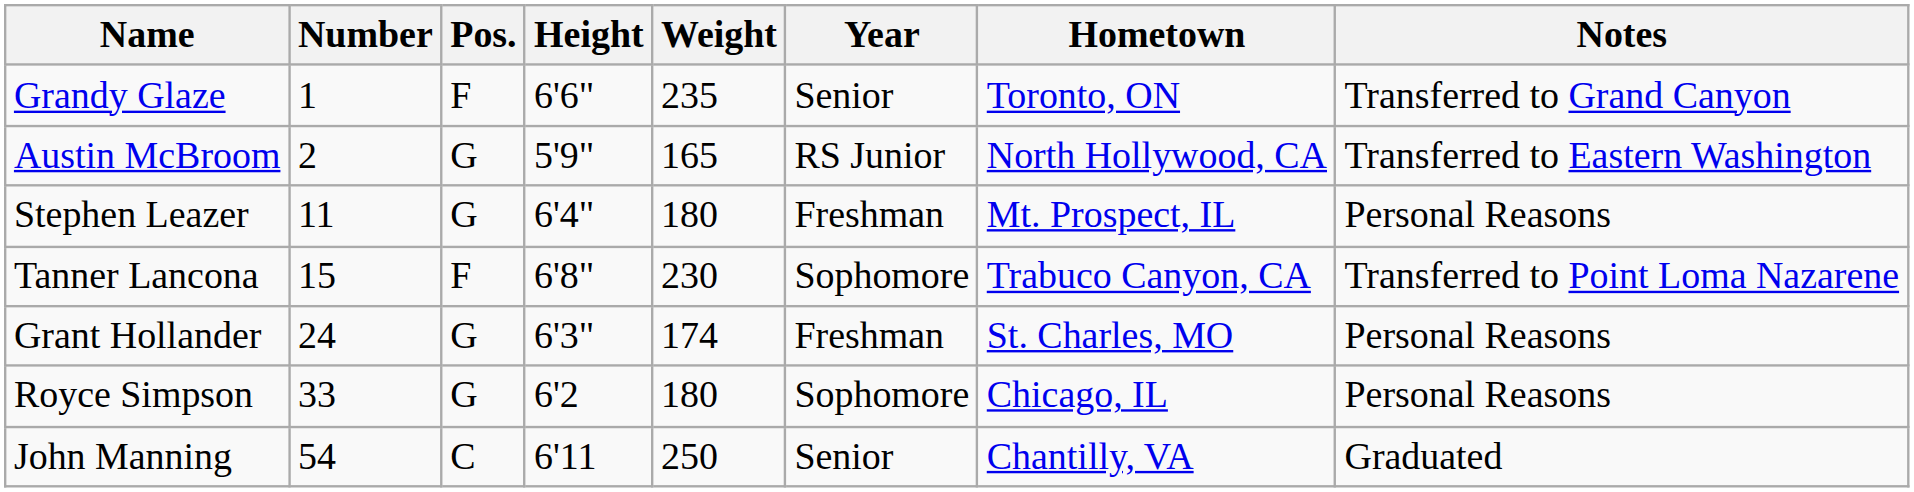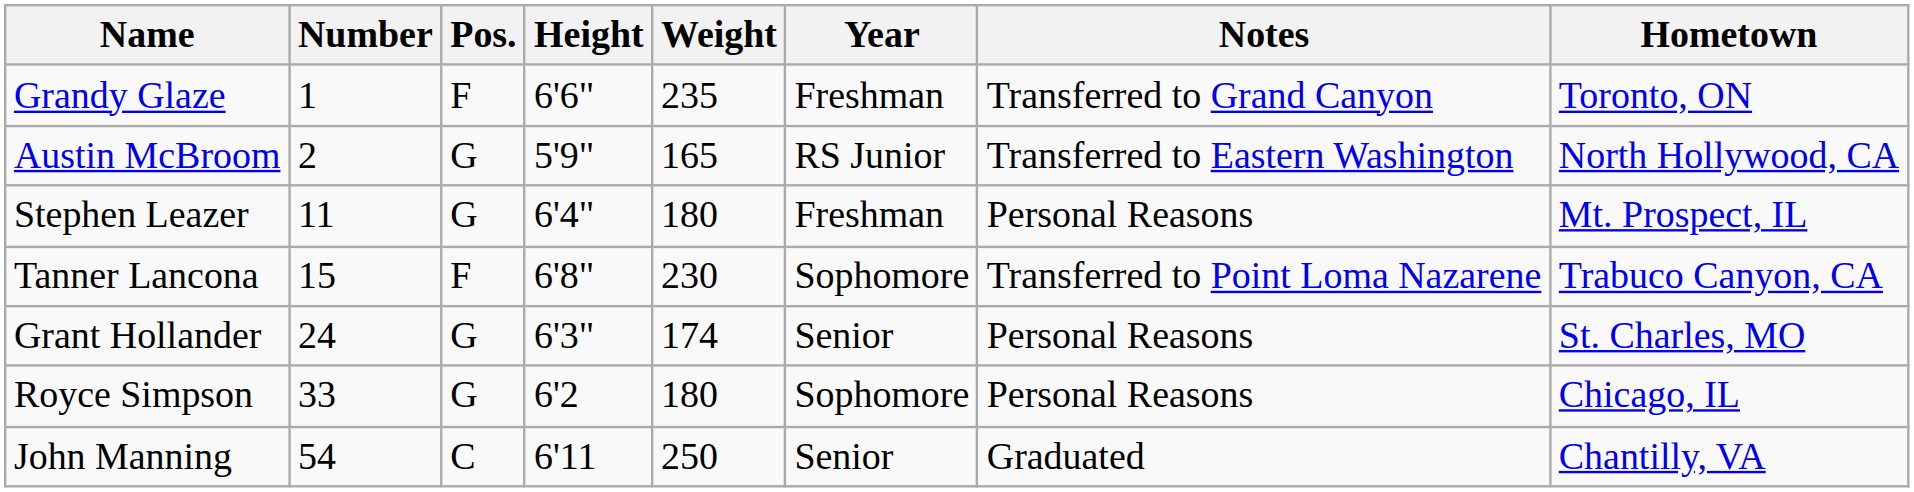columns swapped: (1157, 34) <-> (1622, 34)
(844, 94) Senior -> (869, 94) Freshman
(869, 335) Freshman -> (844, 335) Senior
